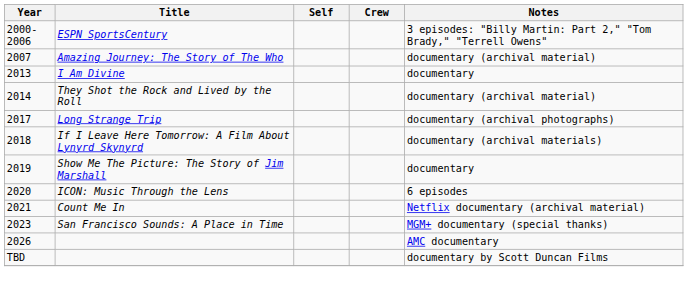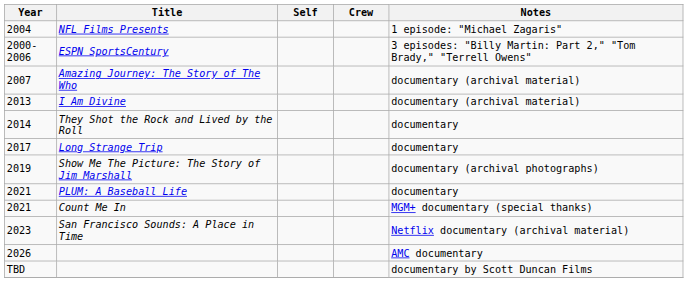+ row: (19, 29)
(441, 74) documentary -> (486, 102) documentary (archival material)
(502, 96) documentary (archival material) -> (425, 125) documentary
(511, 119) documentary (archival photographs) -> (425, 147) documentary
- row: (19, 141)
(441, 169) documentary -> (495, 169) documentary (archival photographs)
- row: (19, 192)
+ row: (19, 192)
(526, 208) Netflix documentary (archival material) -> (492, 208) MGM+ documentary (special thanks)
(508, 225) MGM+ documentary (special thanks) -> (510, 231) Netflix documentary (archival material)
